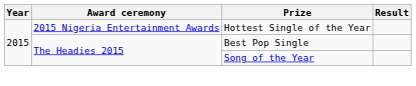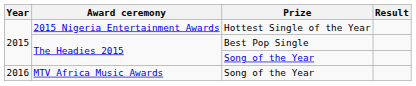+ row: (98, 73)
